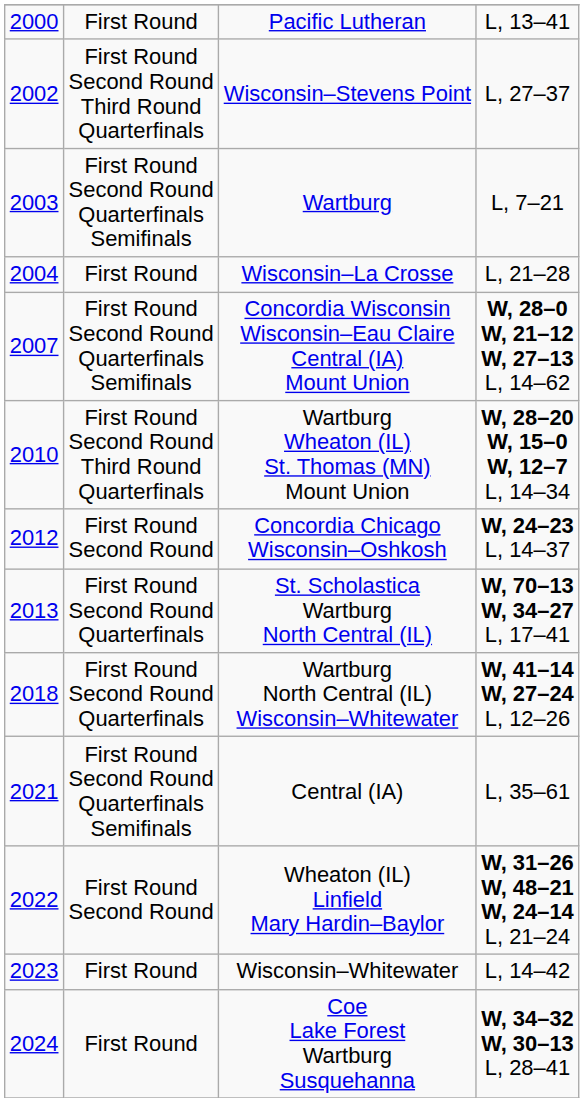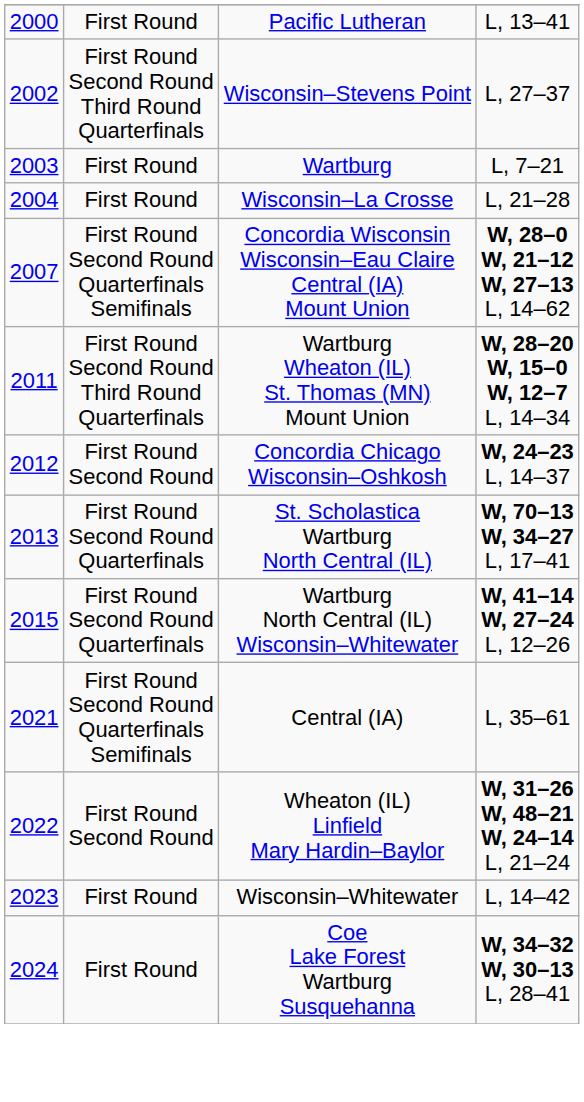(141, 202) First Round Second Round Quarterfinals Semifinals -> (141, 165) First Round
(34, 454) 2010 -> (34, 380) 2011
(34, 694) 2018 -> (34, 620) 2015
